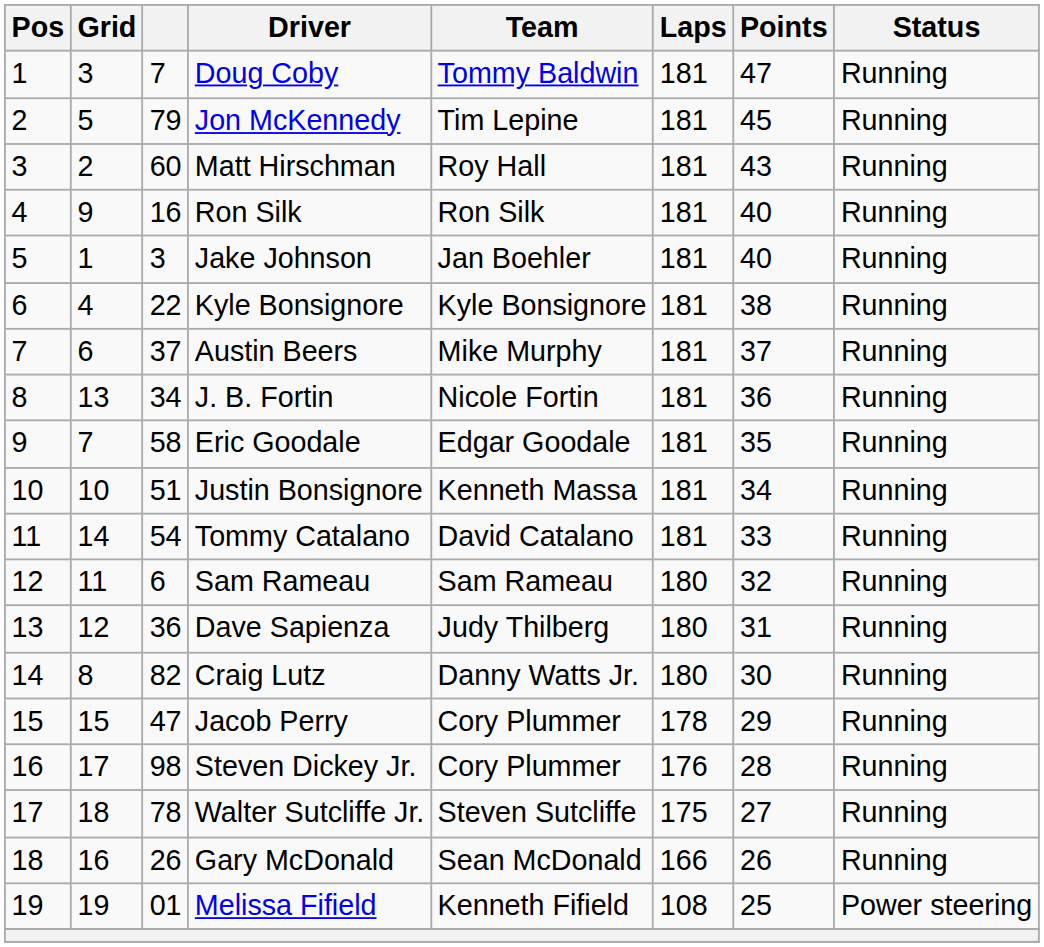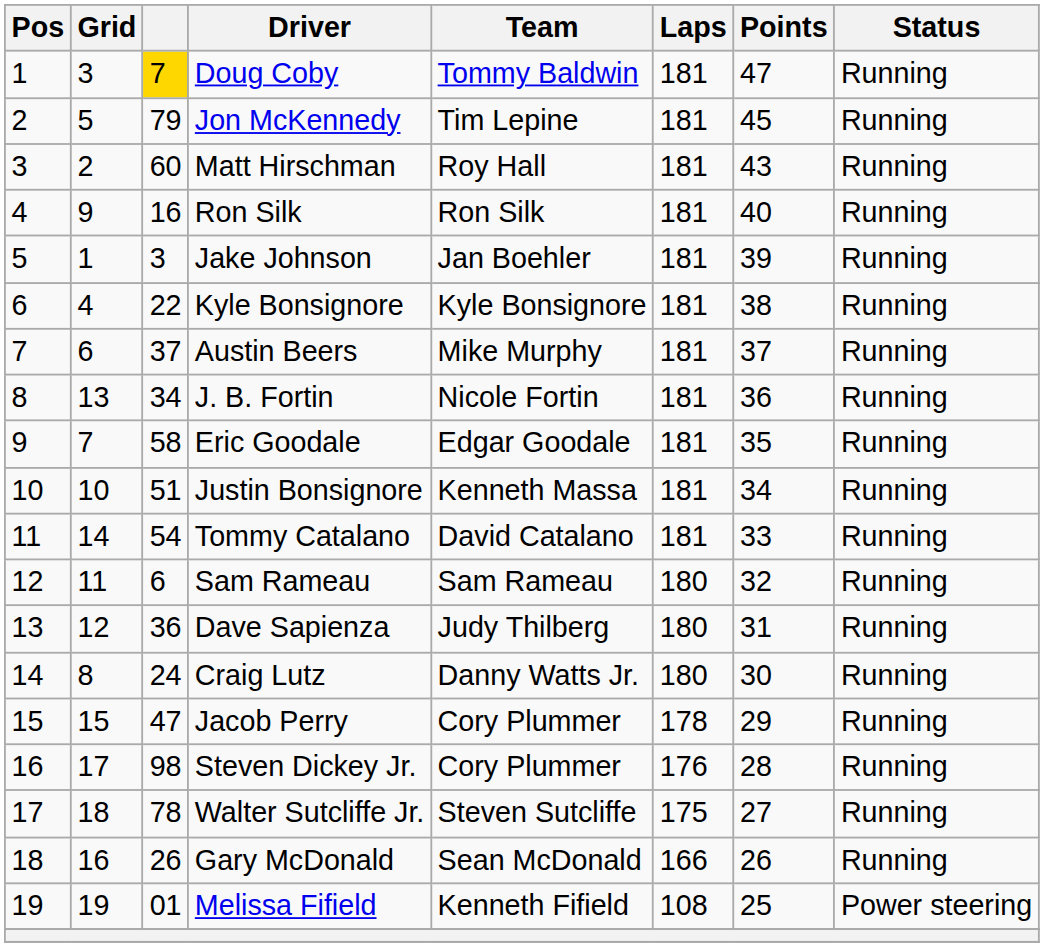(158, 73) no background -> (158, 73) gold background
(756, 258) 40 -> (756, 258) 39
(166, 674) 82 -> (166, 674) 24
